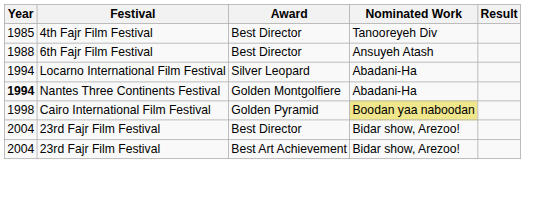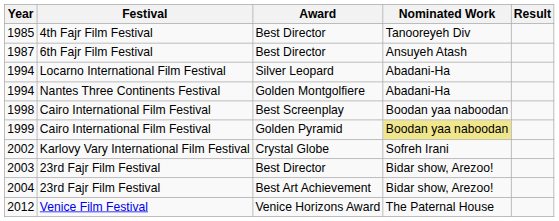(21, 52) 1988 -> (21, 52) 1987
(21, 91) bold -> (21, 91) normal
+ row: (125, 110)
(21, 110) 1998 -> (21, 129) 1999
+ row: (145, 149)
(21, 129) 2004 -> (21, 168) 2003
+ row: (94, 206)
